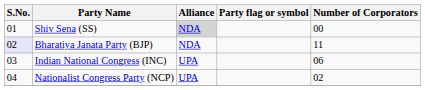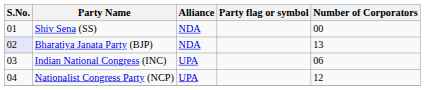(190, 28) lightgrey background -> (190, 28) no background
(318, 45) 11 -> (318, 45) 13
(318, 77) 02 -> (318, 77) 12
